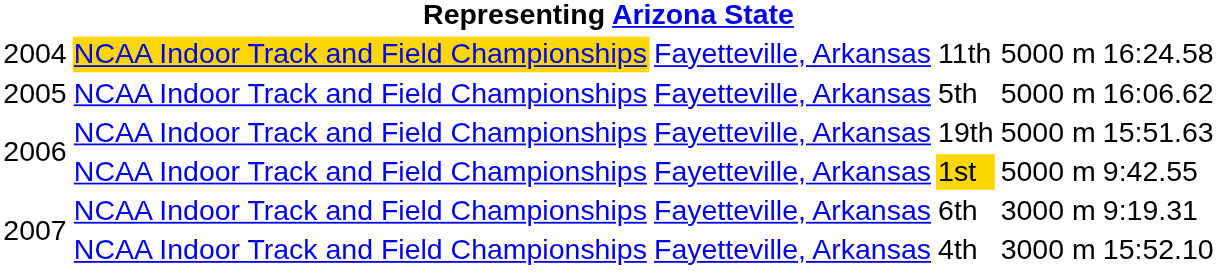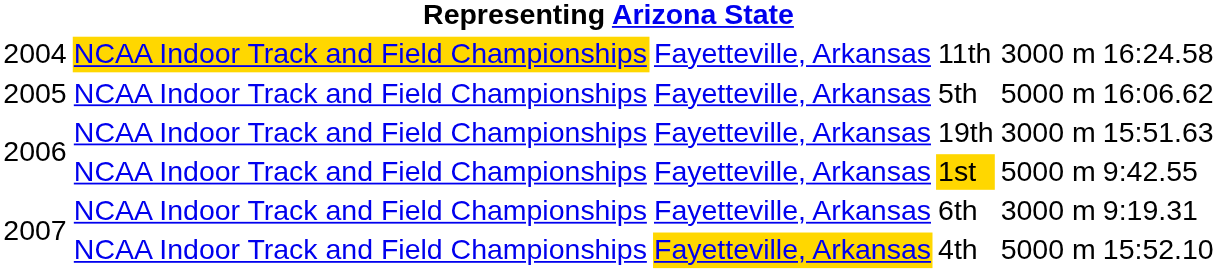(1048, 54) 5000 m -> (1048, 54) 3000 m
(1048, 132) 5000 m -> (1048, 132) 3000 m
(792, 249) no background -> (792, 249) gold background
(1048, 249) 3000 m -> (1048, 249) 5000 m
